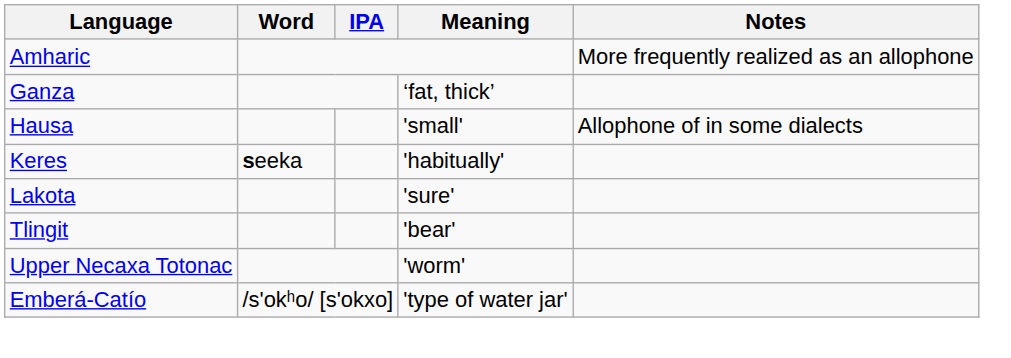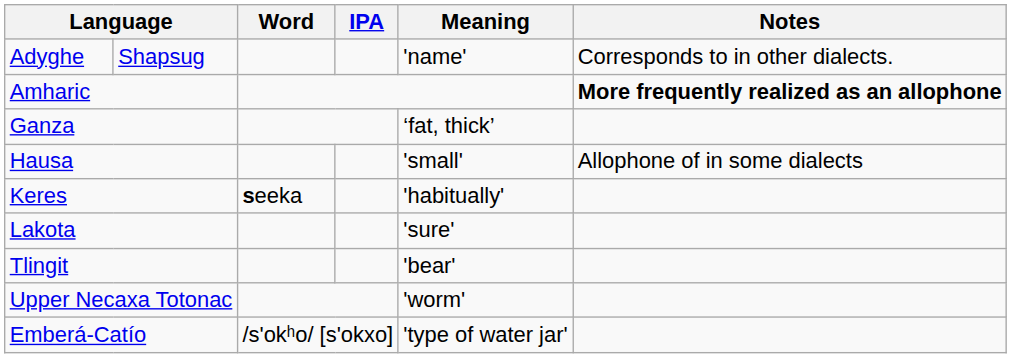+ row: (47, 56)
(776, 56) normal -> (790, 91) bold
